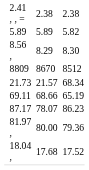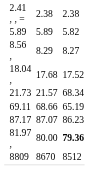(71, 51) 8.30 -> (71, 51) 8.27
rows swapped: (20, 151) <-> (19, 69)
(47, 109) 78.07 -> (47, 120) 87.07
(73, 127) normal -> (73, 138) bold
